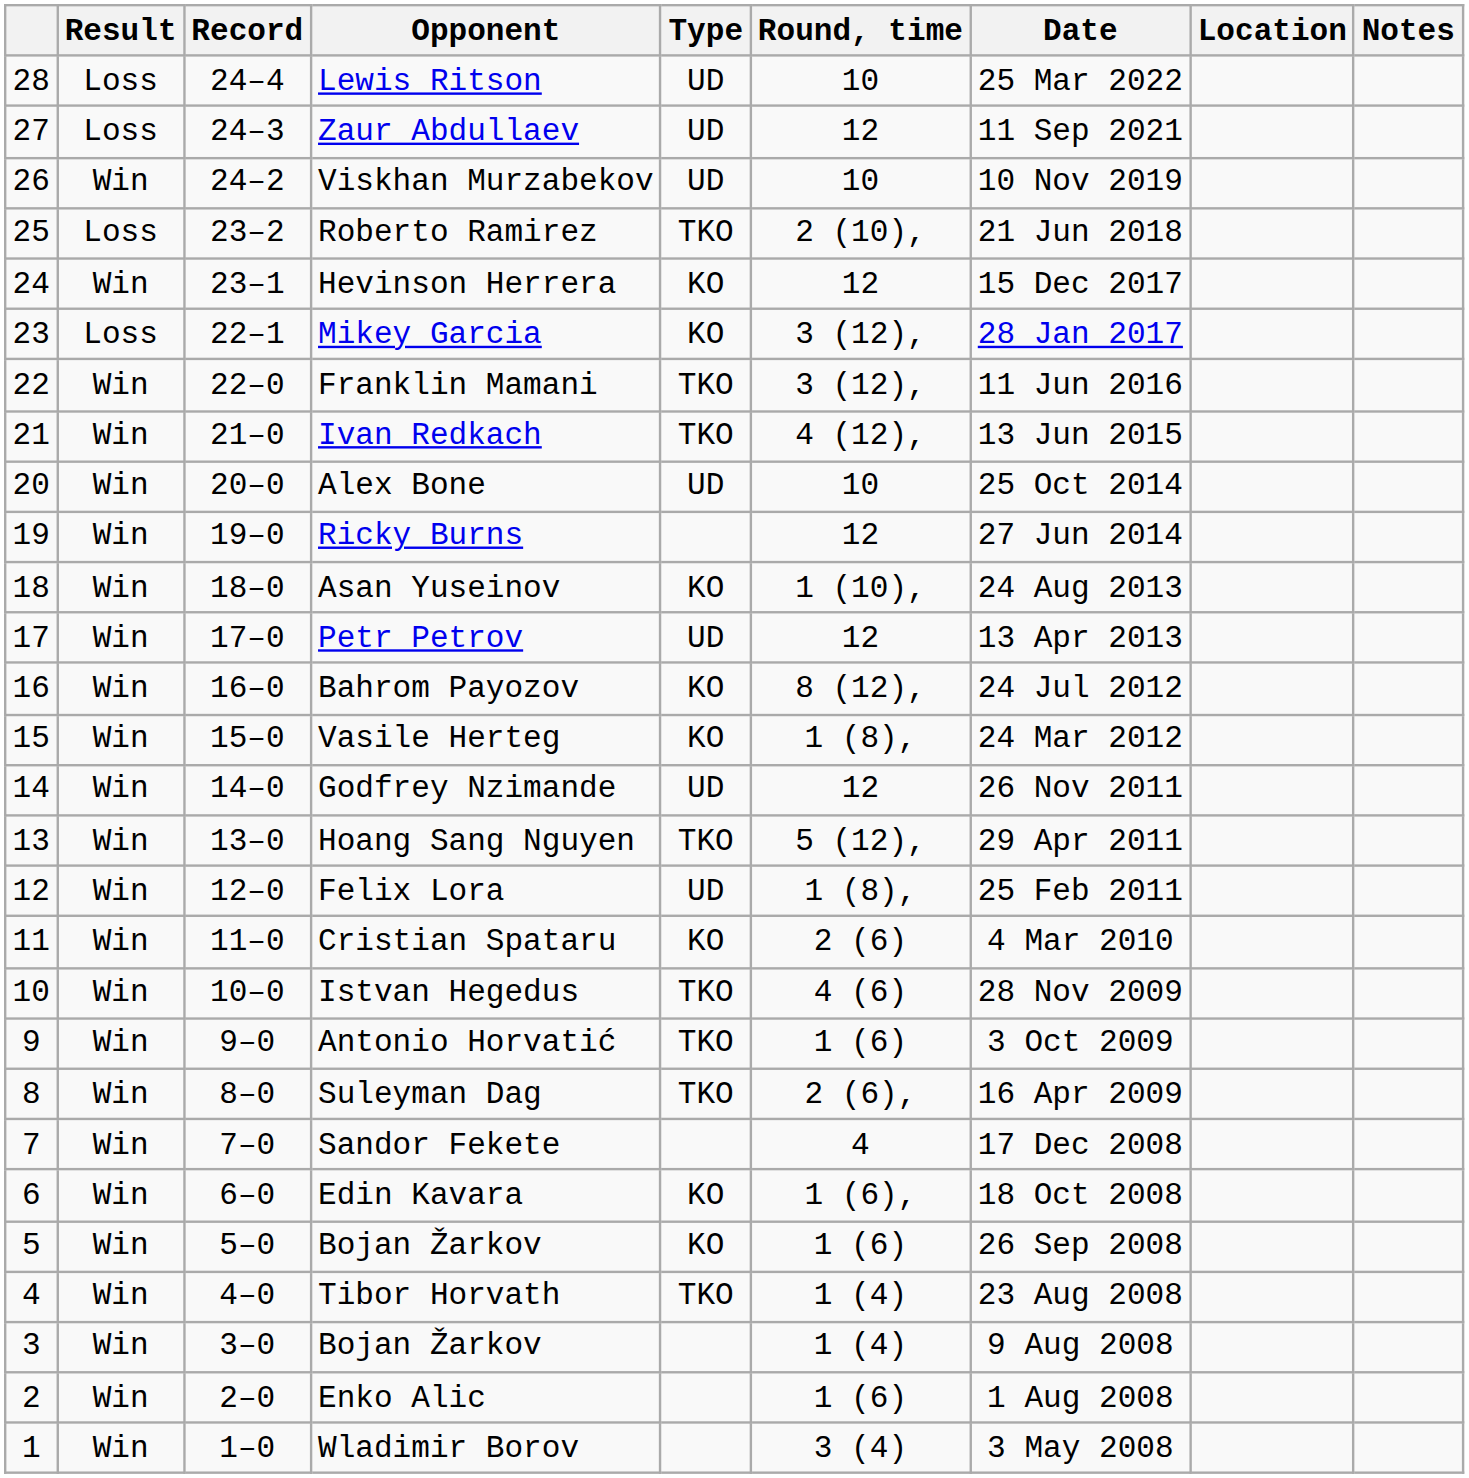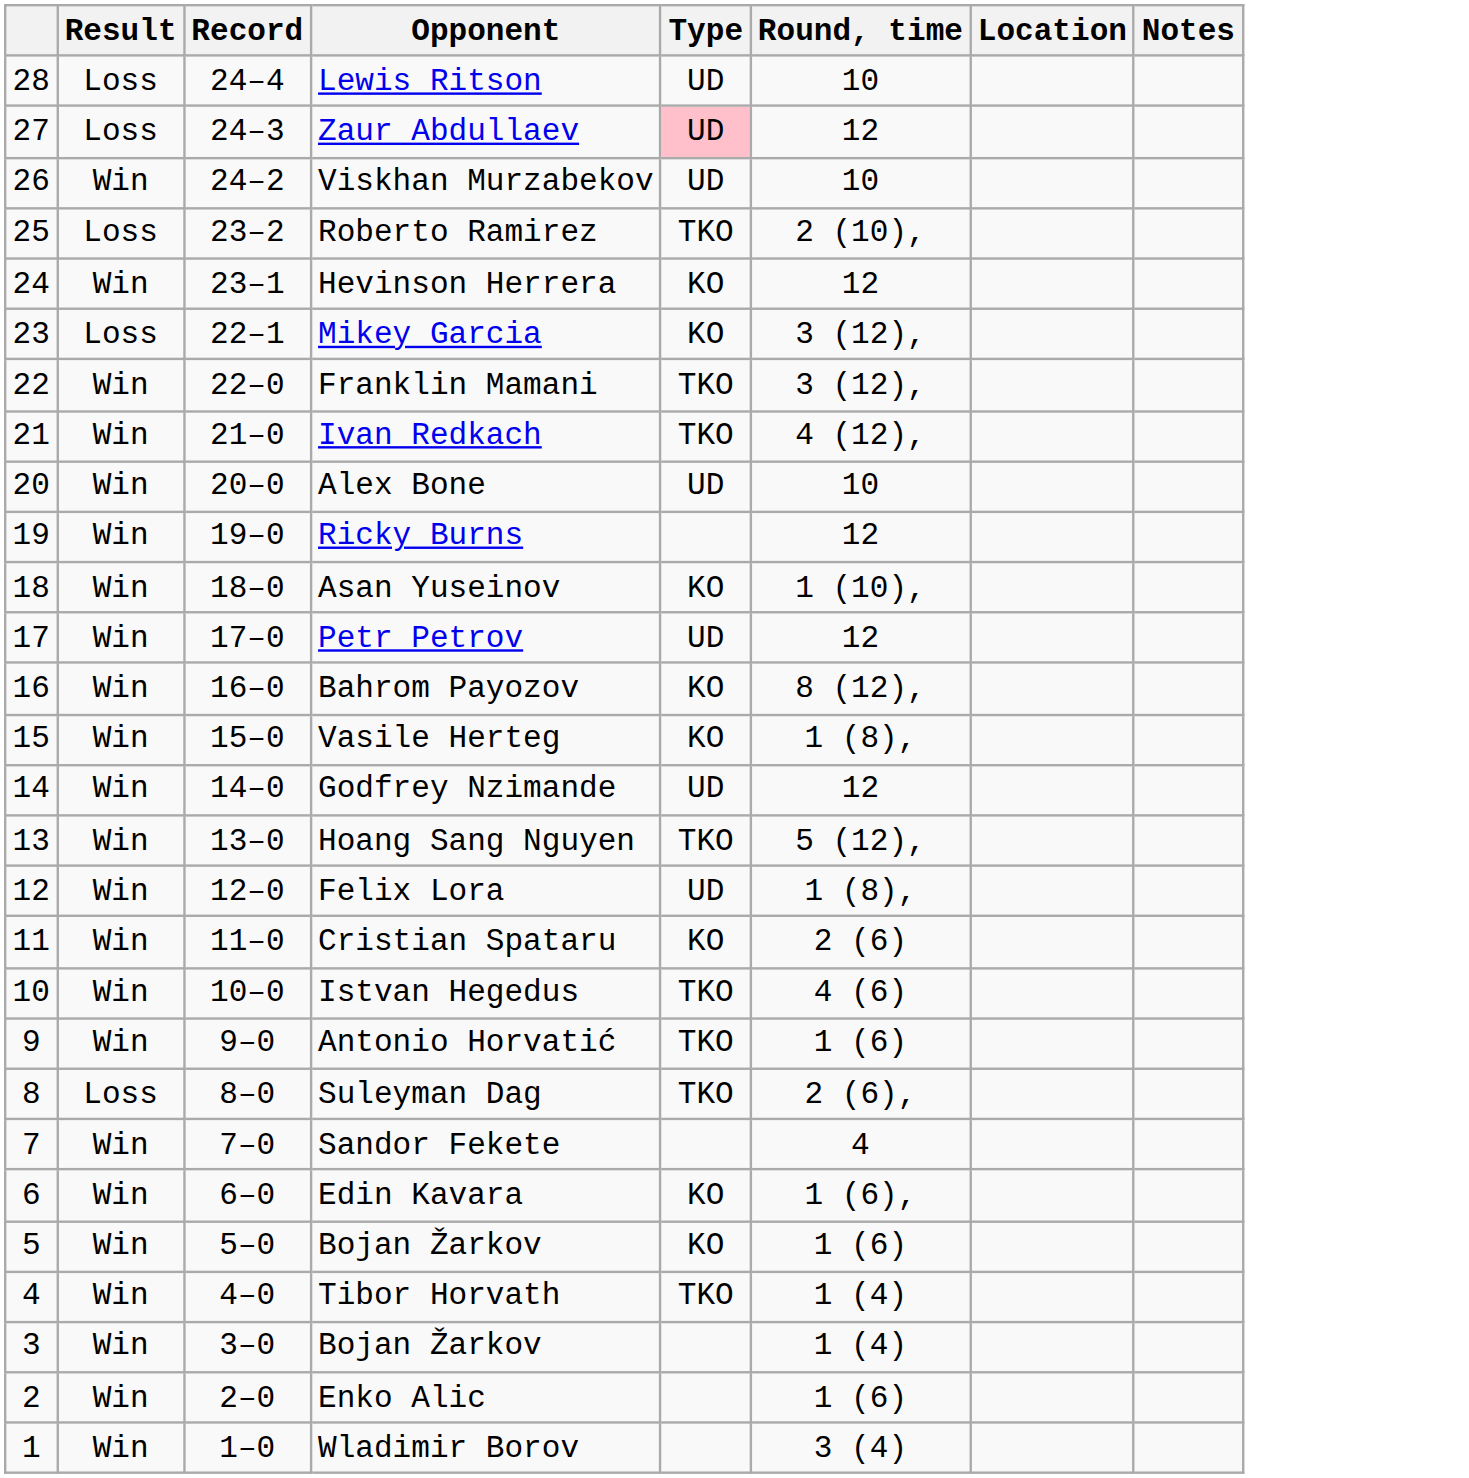- column: (1080, 31)
(706, 132) no background -> (706, 132) pink background
(121, 1094) Win -> (121, 1094) Loss
